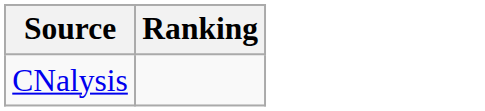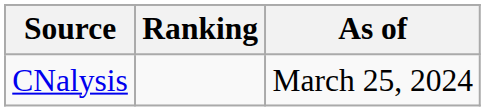+ column: (373, 29)
